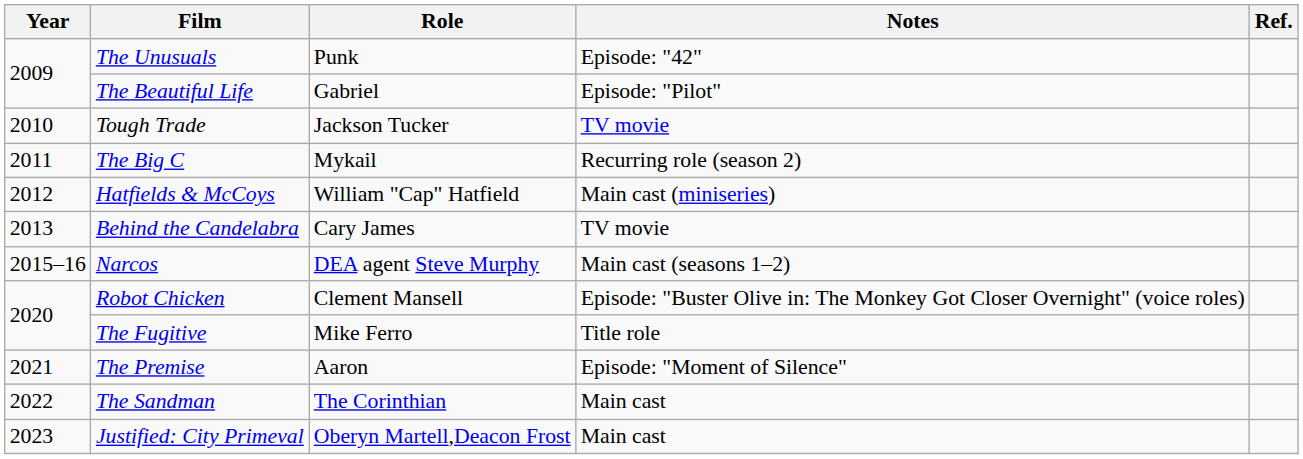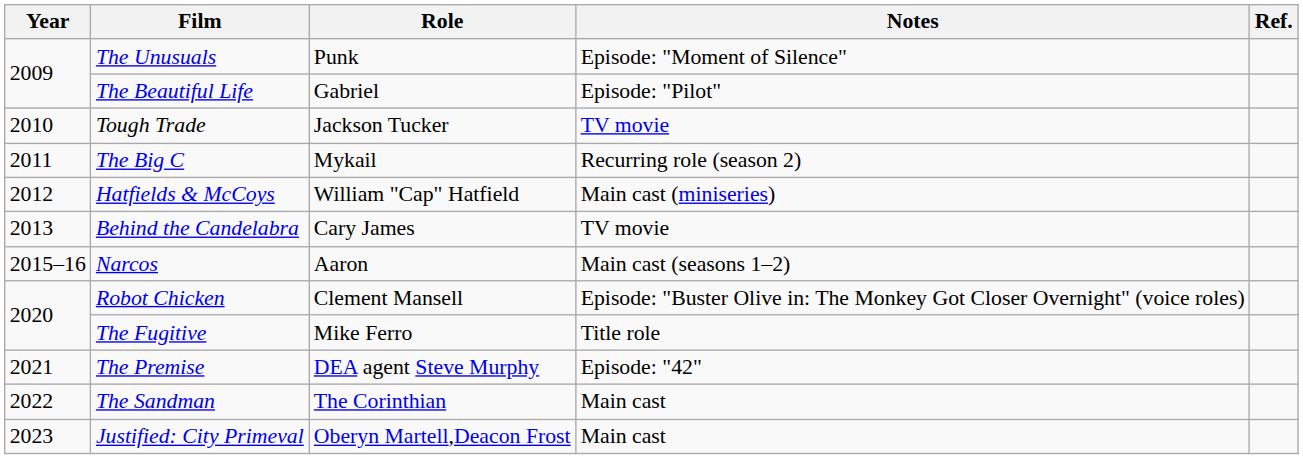(641, 56) Episode: "42" -> (714, 56) Episode: "Moment of Silence"
(427, 263) DEA agent Steve Murphy -> (341, 263) Aaron
(341, 366) Aaron -> (427, 366) DEA agent Steve Murphy
(714, 366) Episode: "Moment of Silence" -> (641, 366) Episode: "42"
